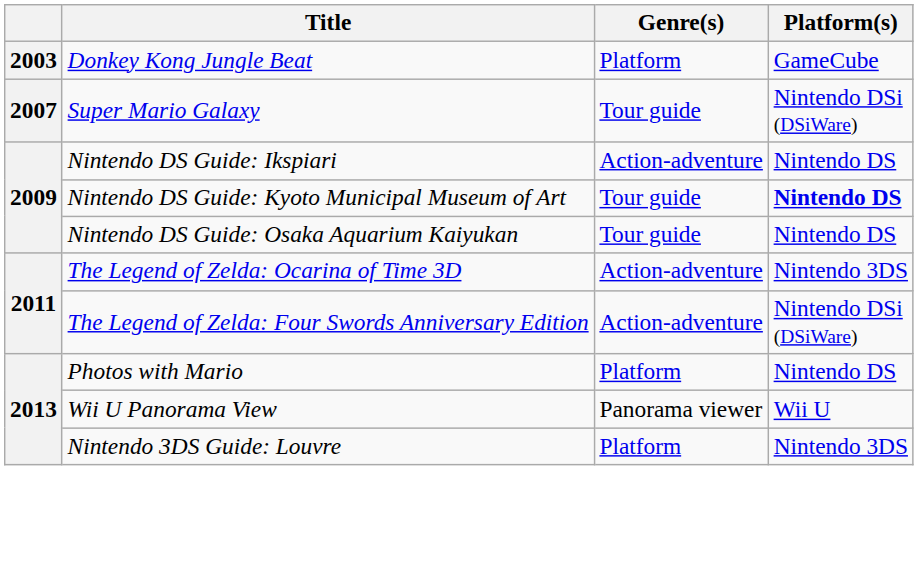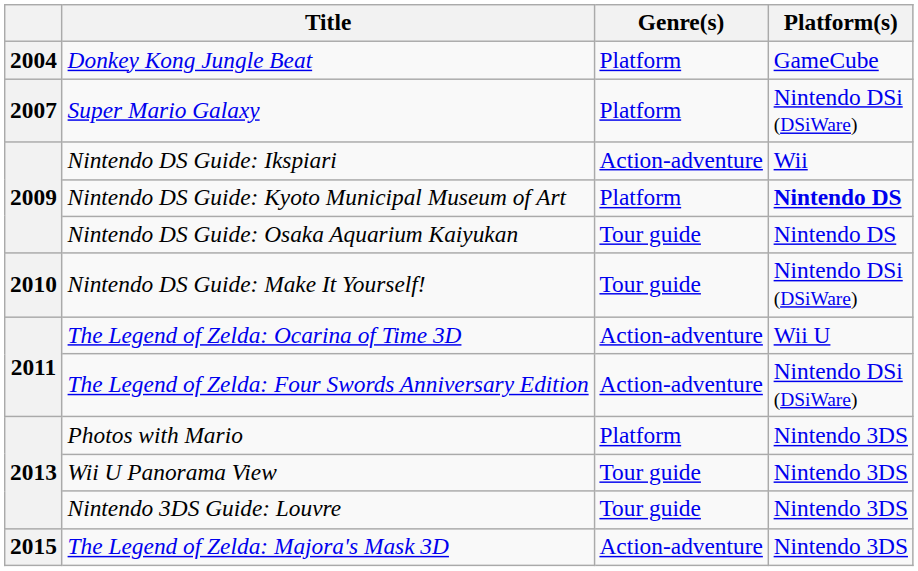(33, 60) 2003 -> (33, 60) 2004
(650, 110) Tour guide -> (640, 110) Platform
(835, 160) Nintendo DS -> (791, 160) Wii
(650, 197) Tour guide -> (640, 197) Platform
+ row: (247, 284)
(841, 271) Nintendo 3DS -> (802, 334) Wii U
(835, 371) Nintendo DS -> (841, 435) Nintendo 3DS
(681, 409) Panorama viewer -> (650, 472) Tour guide
(802, 409) Wii U -> (841, 472) Nintendo 3DS
(640, 446) Platform -> (650, 509) Tour guide
+ row: (258, 546)
